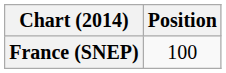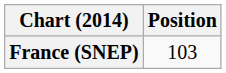(182, 52) 100 -> (182, 52) 103
